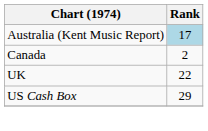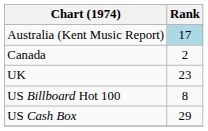(185, 75) 22 -> (185, 75) 23
+ row: (64, 95)
